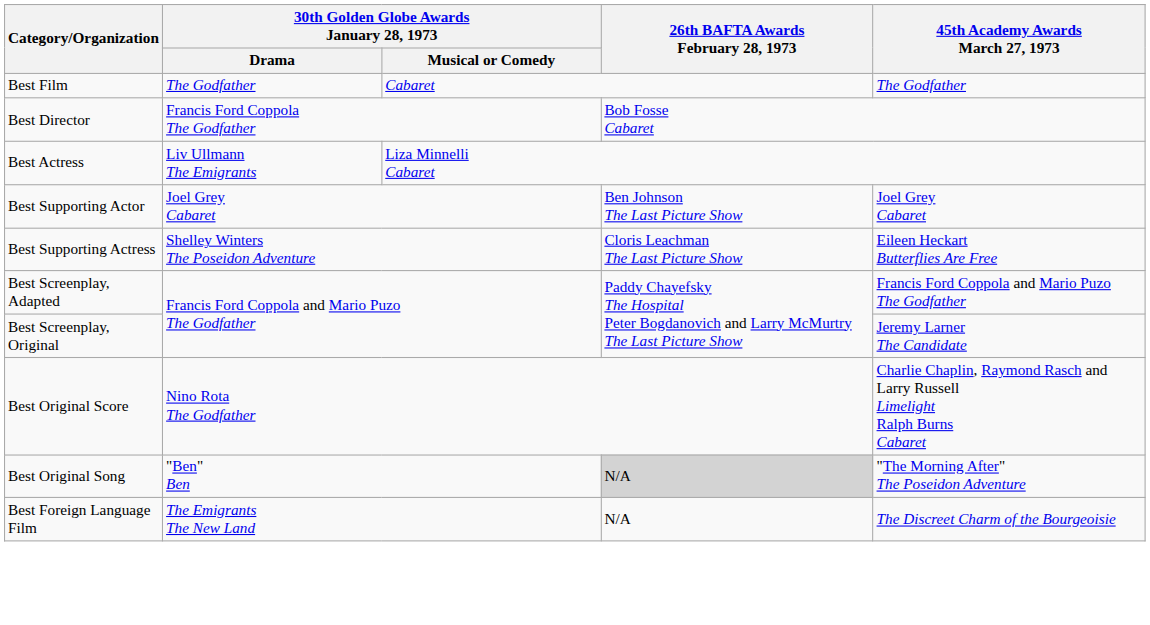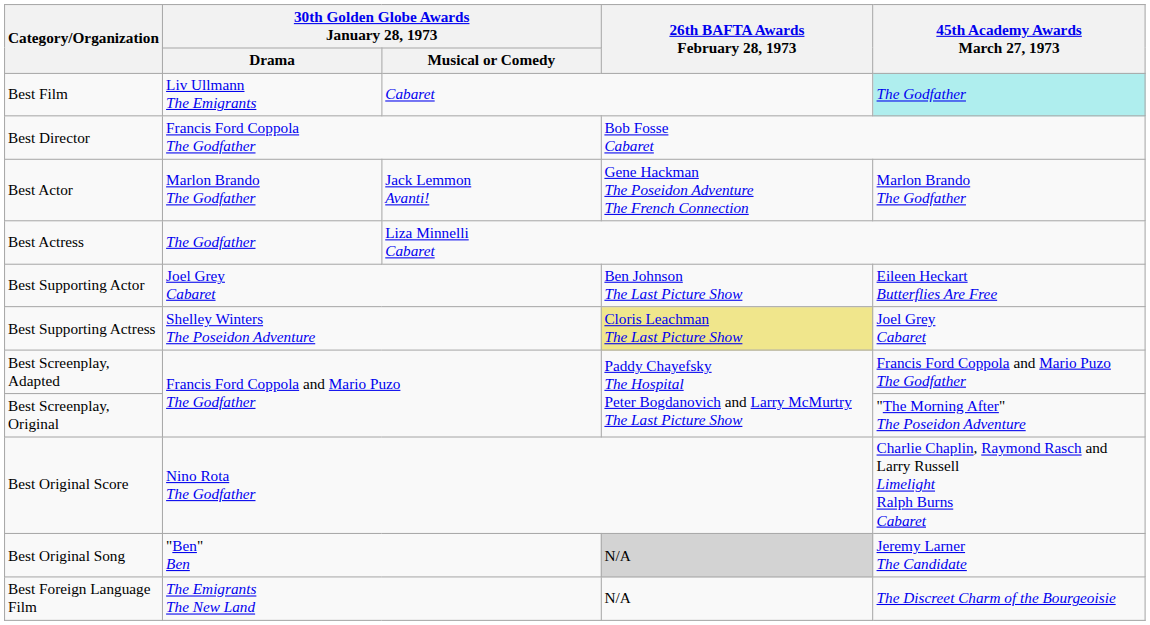(211, 85) The Godfather -> (211, 94) Liv Ullmann The Emigrants
(921, 85) no background -> (921, 94) paleturquoise background
+ row: (41, 190)
(211, 163) Liv Ullmann The Emigrants -> (211, 242) The Godfather
(906, 206) Joel Grey Cabaret -> (937, 285) Eileen Heckart Butterflies Are Free
(673, 249) no background -> (673, 328) khaki background
(937, 249) Eileen Heckart Butterflies Are Free -> (906, 328) Joel Grey Cabaret
(922, 336) Jeremy Larner The Candidate -> (951, 415) "The Morning After" The Poseidon Adventure
(951, 476) "The Morning After" The Poseidon Adventure -> (922, 555) Jeremy Larner The Candidate
